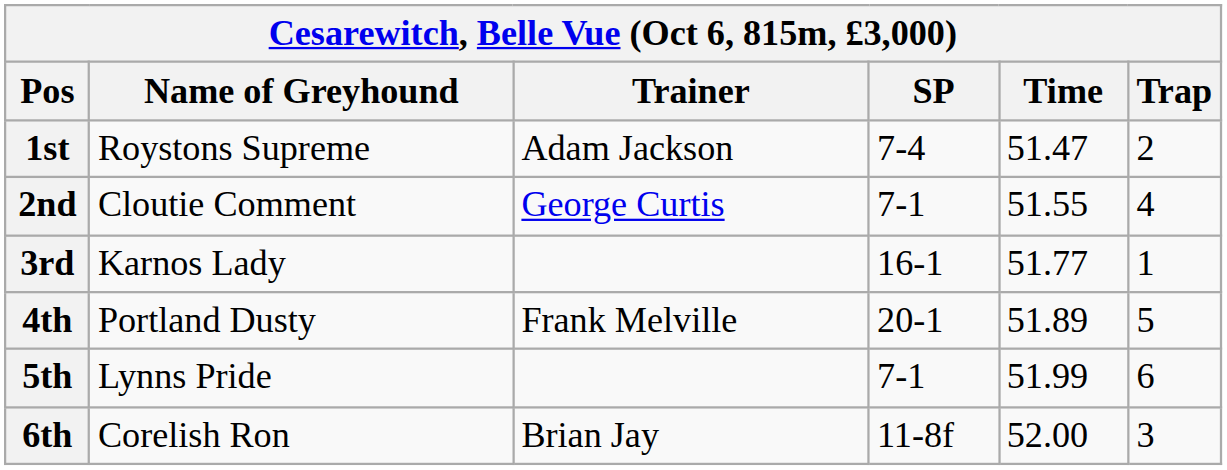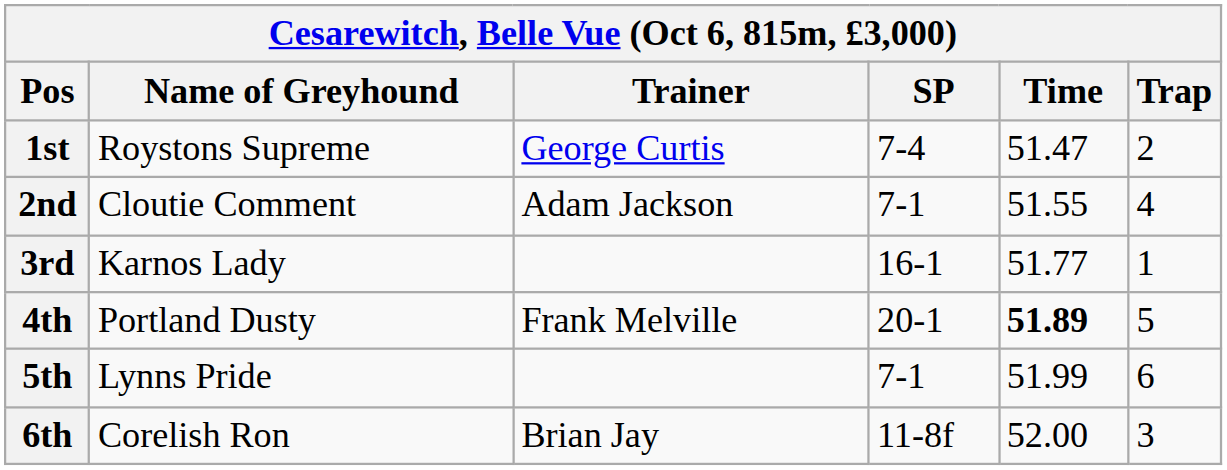(627, 147) Adam Jackson -> (623, 147) George Curtis
(623, 205) George Curtis -> (627, 205) Adam Jackson
(1047, 319) normal -> (1047, 319) bold
